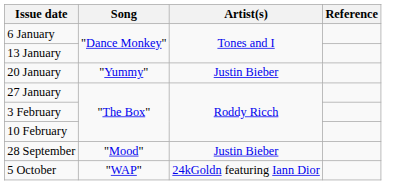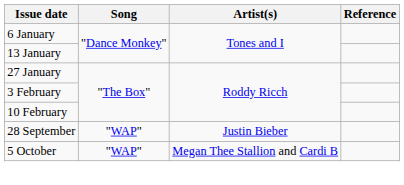- row: (34, 72)
(124, 151) "Mood" -> (124, 131) "WAP"
(246, 170) 24kGoldn featuring Iann Dior -> (255, 151) Megan Thee Stallion and Cardi B
